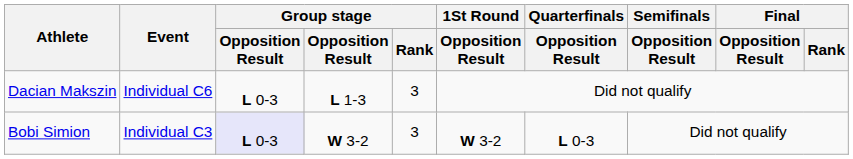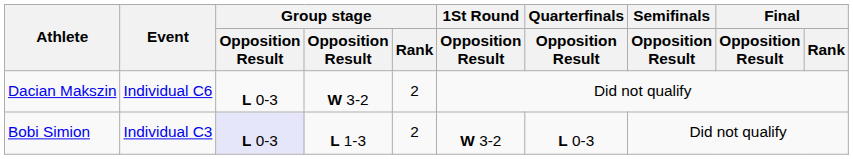(348, 99) L 1-3 -> (348, 99) W 3-2
(414, 91) 3 -> (414, 91) 2
(348, 141) W 3-2 -> (348, 141) L 1-3
(414, 132) 3 -> (414, 132) 2
